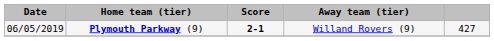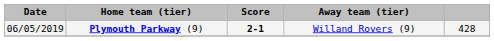(467, 28) 427 -> (467, 28) 428
